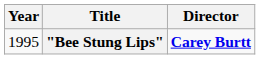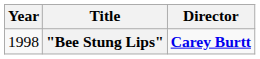(24, 41) 1995 -> (24, 41) 1998
